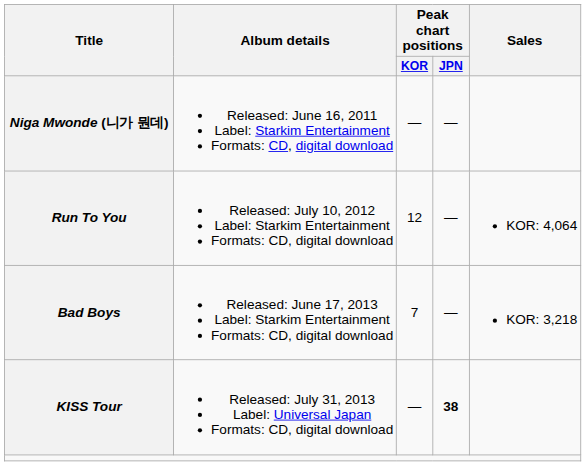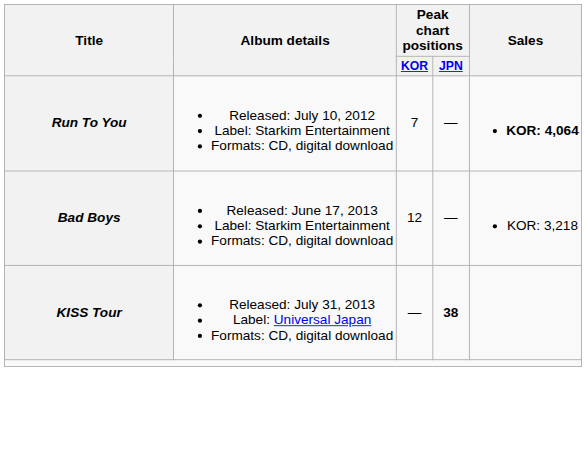- row: (89, 122)
(414, 218) 12 -> (414, 123) 7
(525, 226) normal -> (525, 131) bold
(414, 312) 7 -> (414, 218) 12
